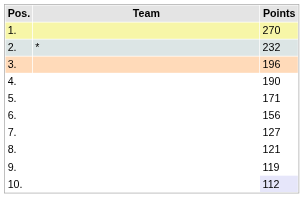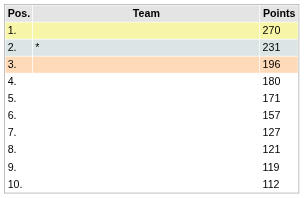(271, 48) 232 -> (271, 48) 231
(271, 82) 190 -> (271, 82) 180
(271, 116) 156 -> (271, 116) 157
(271, 184) lavender background -> (271, 184) no background
